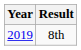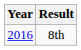(20, 34) 2019 -> (20, 34) 2016
